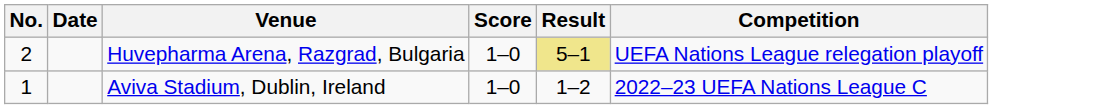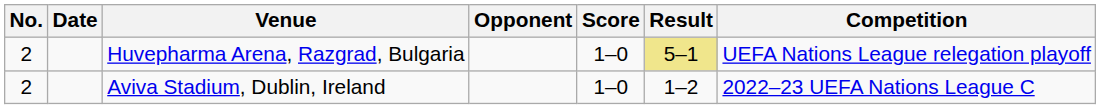+ column: (523, 20)
(26, 86) 1 -> (26, 86) 2
